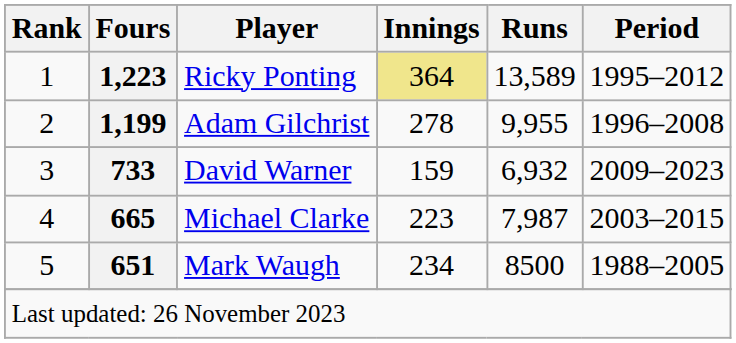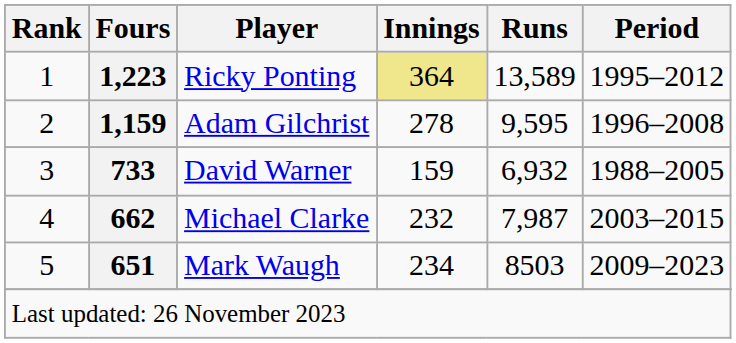(133, 123) 1,199 -> (133, 123) 1,159
(535, 123) 9,955 -> (535, 123) 9,595
(657, 170) 2009–2023 -> (657, 170) 1988–2005
(133, 218) 665 -> (133, 218) 662
(431, 218) 223 -> (431, 218) 232
(535, 265) 8500 -> (535, 265) 8503
(657, 265) 1988–2005 -> (657, 265) 2009–2023
